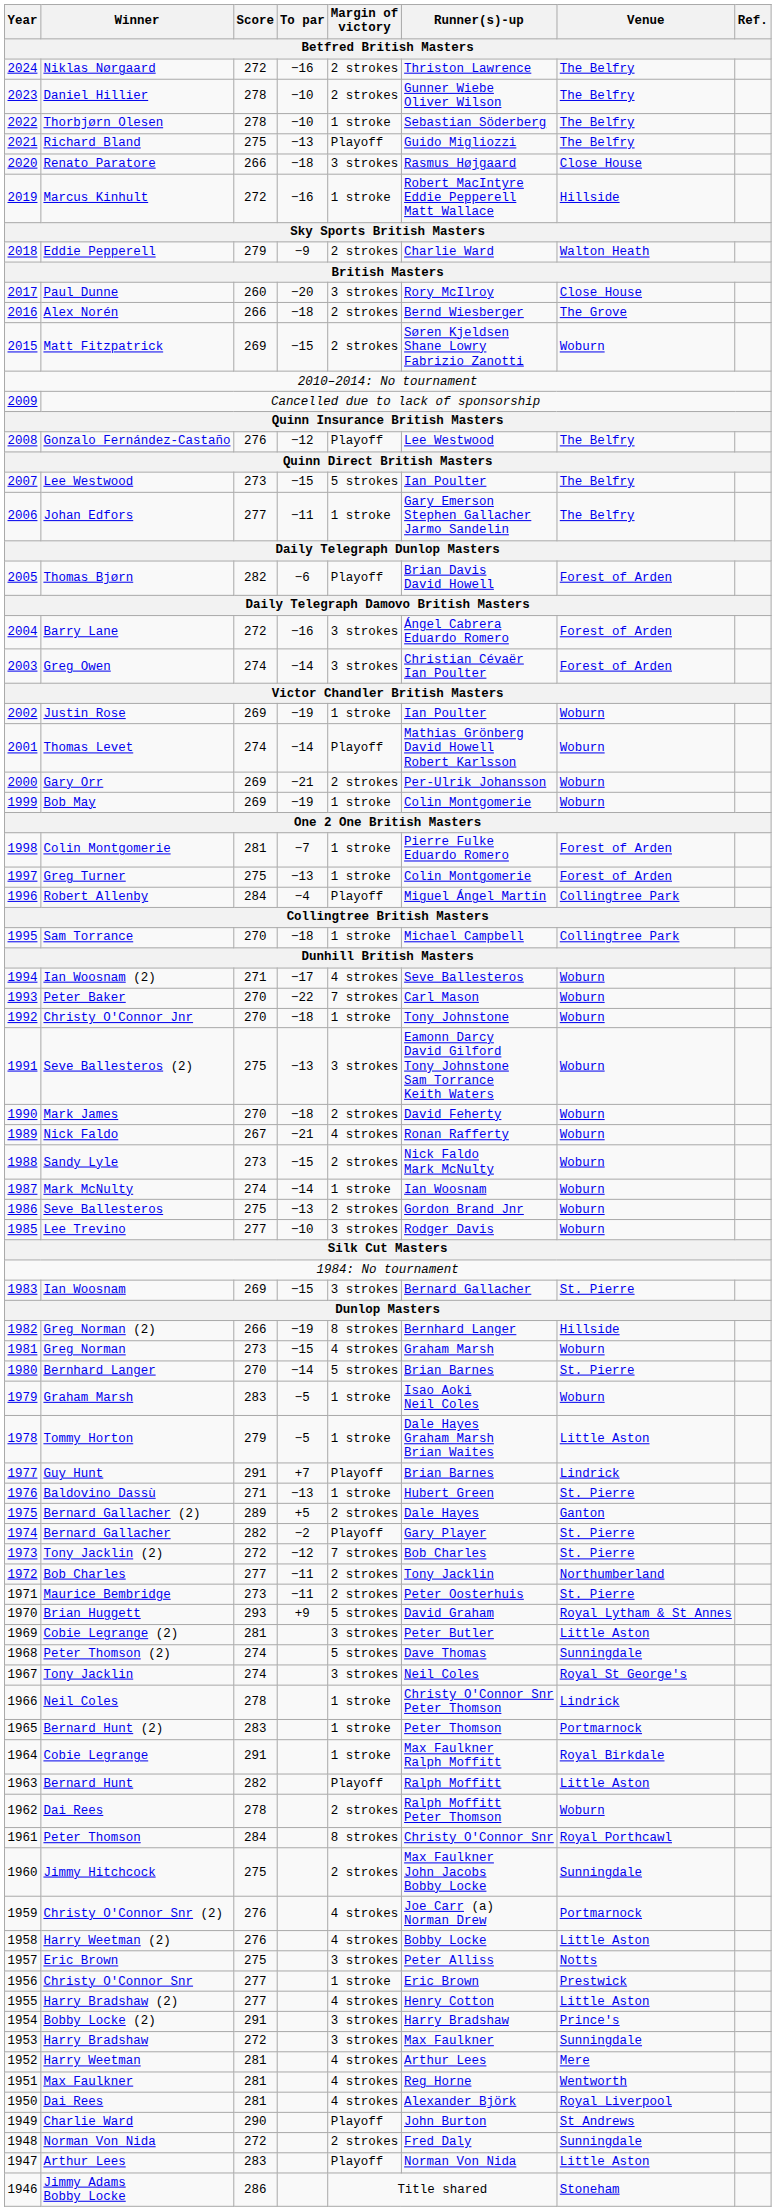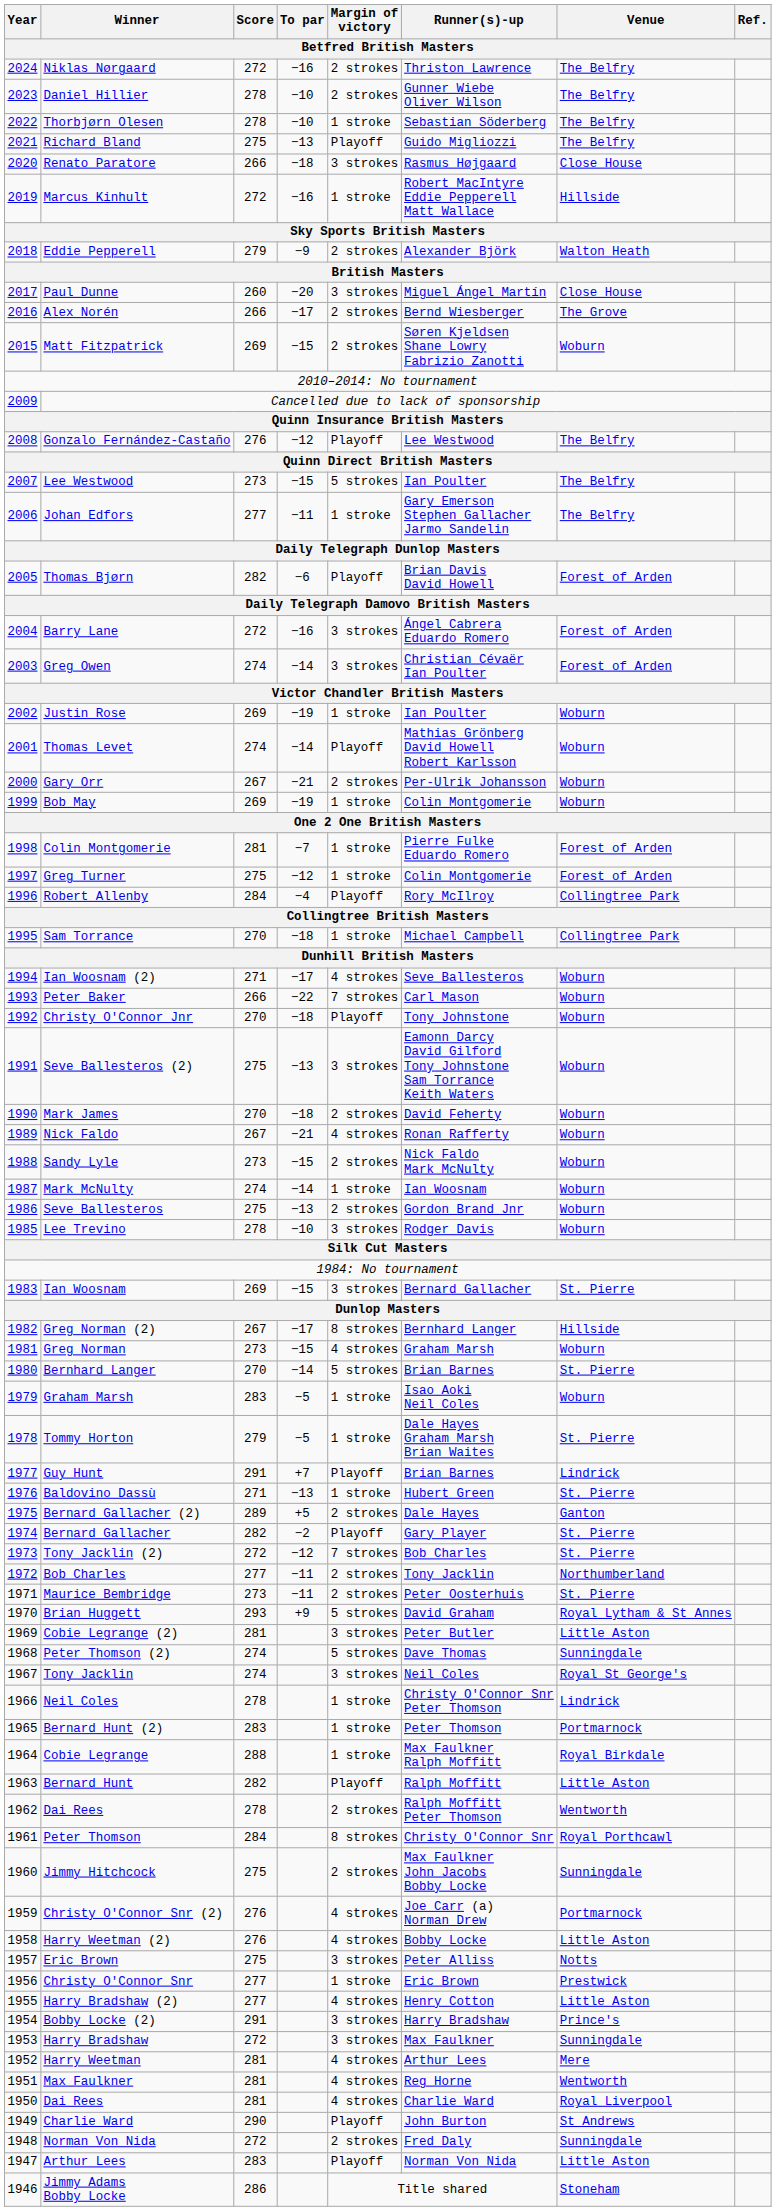(449, 253) Charlie Ward -> (460, 253) Alexander Björk
(449, 293) Rory McIlroy -> (475, 293) Miguel Ángel Martín
(302, 313) −18 -> (302, 313) −17
(255, 783) 269 -> (255, 783) 267
(302, 877) −13 -> (302, 877) −12
(475, 898) Miguel Ángel Martín -> (449, 898) Rory McIlroy
(255, 998) 270 -> (255, 998) 266
(361, 1018) 1 stroke -> (357, 1018) Playoff
(255, 1230) 277 -> (255, 1230) 278
(255, 1331) 266 -> (255, 1331) 267
(302, 1331) −19 -> (302, 1331) −17
(605, 1440) Little Aston -> (597, 1440) St. Pierre
(255, 1757) 291 -> (255, 1757) 288
(582, 1811) Woburn -> (593, 1811) Wentworth
(460, 2102) Alexander Björk -> (449, 2102) Charlie Ward
